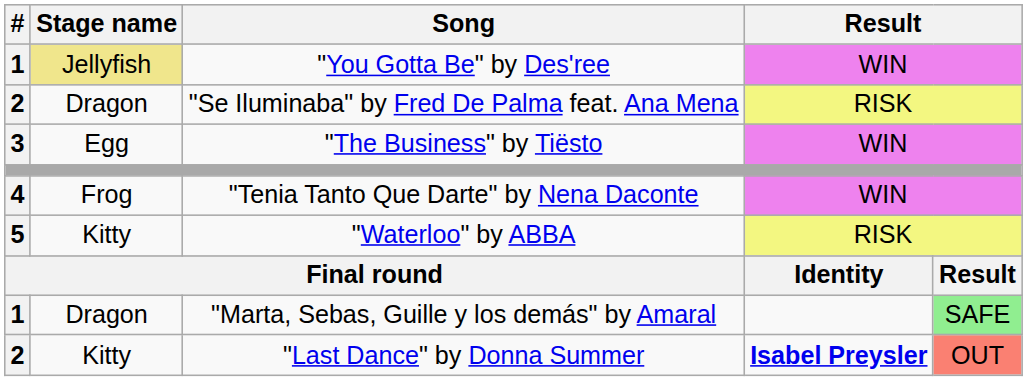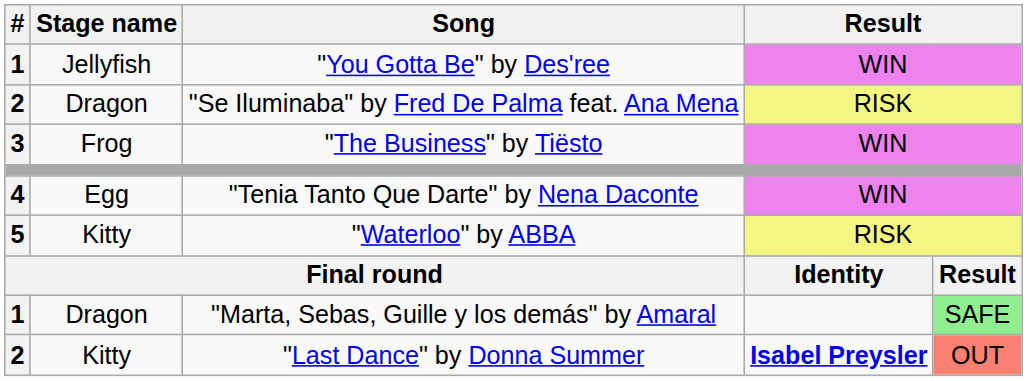(107, 64) khaki background -> (107, 64) no background
(107, 143) Egg -> (107, 143) Frog
(107, 195) Frog -> (107, 195) Egg
